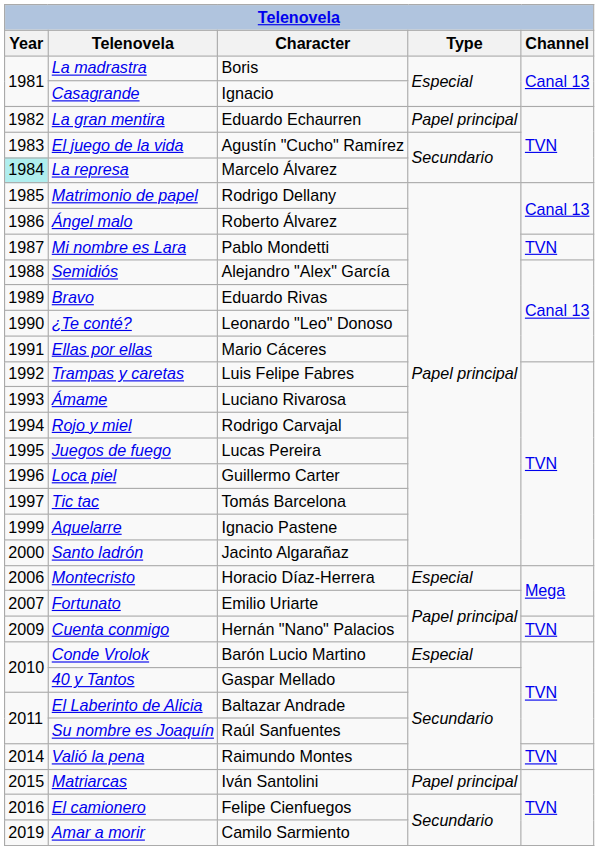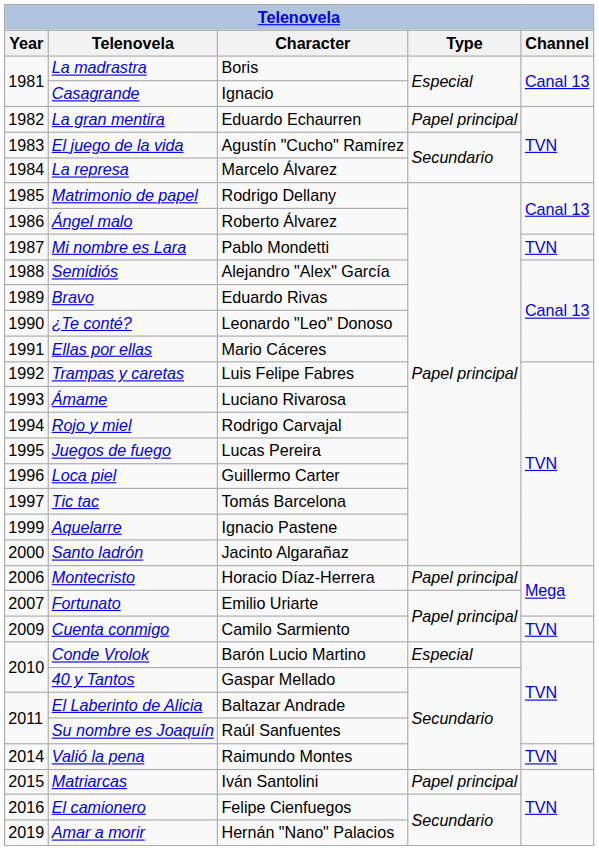(26, 171) paleturquoise background -> (26, 171) no background
(442, 578) Especial -> (464, 578) Papel principal
(308, 629) Hernán "Nano" Palacios -> (286, 629) Camilo Sarmiento
(286, 833) Camilo Sarmiento -> (308, 833) Hernán "Nano" Palacios
